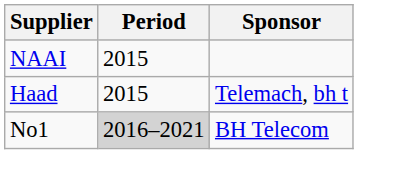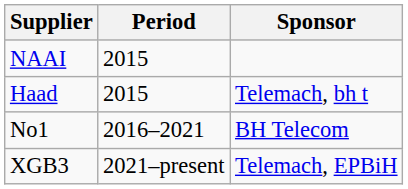(154, 129) lightgrey background -> (154, 129) no background
+ row: (39, 165)
